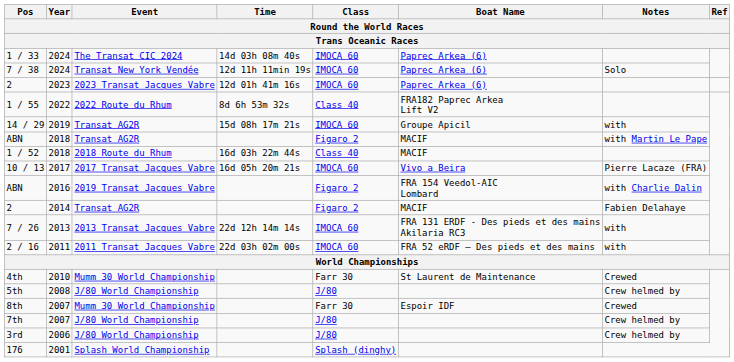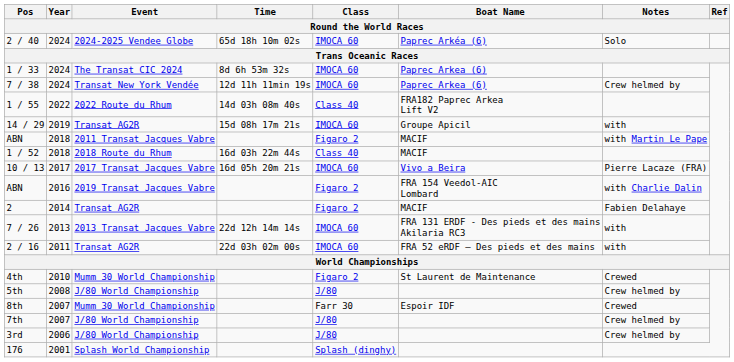+ row: (23, 41)
(260, 56) 14d 03h 08m 40s -> (254, 70) 8d 6h 53m 32s
(615, 70) Solo -> (642, 85) Crew helmed by
- row: (9, 85)
(254, 105) 8d 6h 53m 32s -> (260, 105) 14d 03h 08m 40s
(107, 139) Transat AG2R -> (145, 139) 2011 Transat Jacques Vabre
(145, 247) 2011 Transat Jacques Vabre -> (107, 247) Transat AG2R
(334, 277) Farr 30 -> (337, 277) Figaro 2
